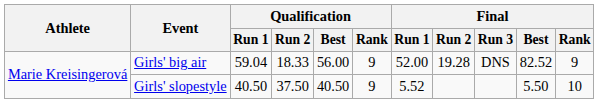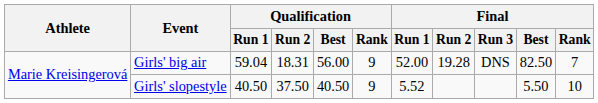(293, 62) 18.33 -> (293, 62) 18.31
(536, 62) 82.52 -> (536, 62) 82.50
(575, 62) 9 -> (575, 62) 7
